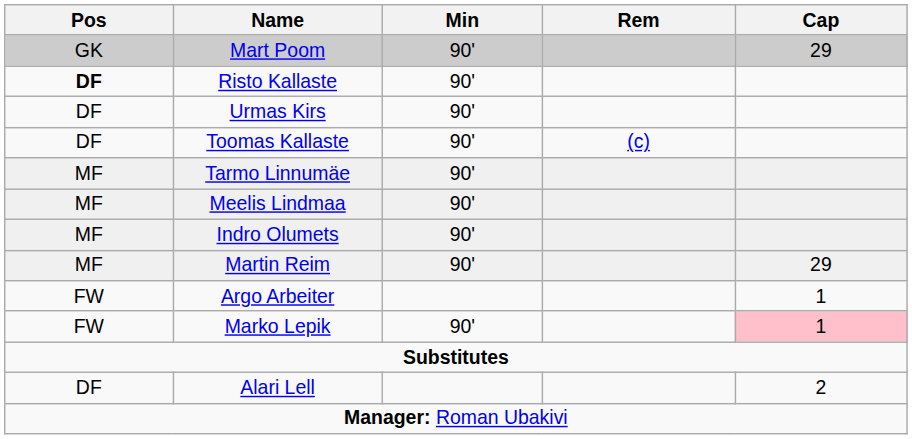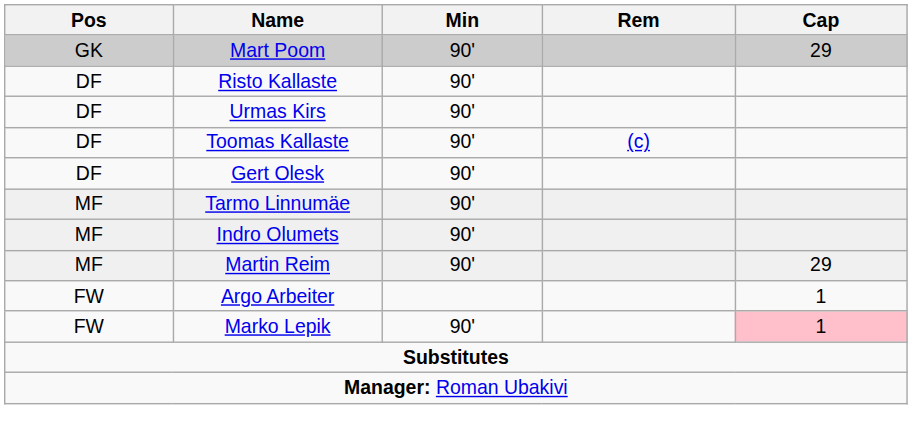(89, 81) bold -> (89, 81) normal
+ row: (278, 173)
- row: (278, 204)
- row: (278, 388)
